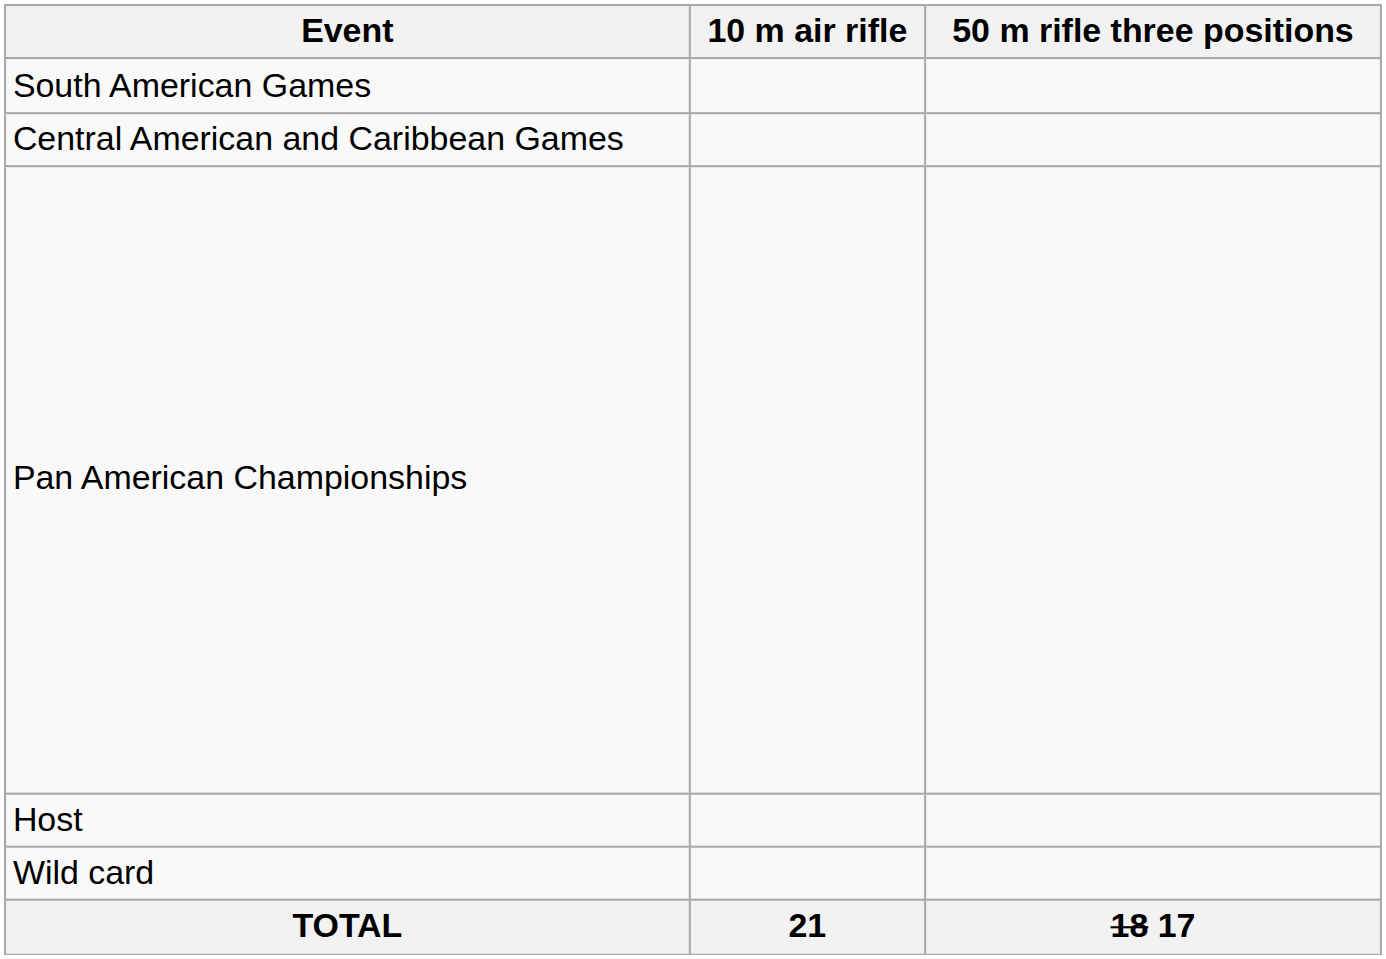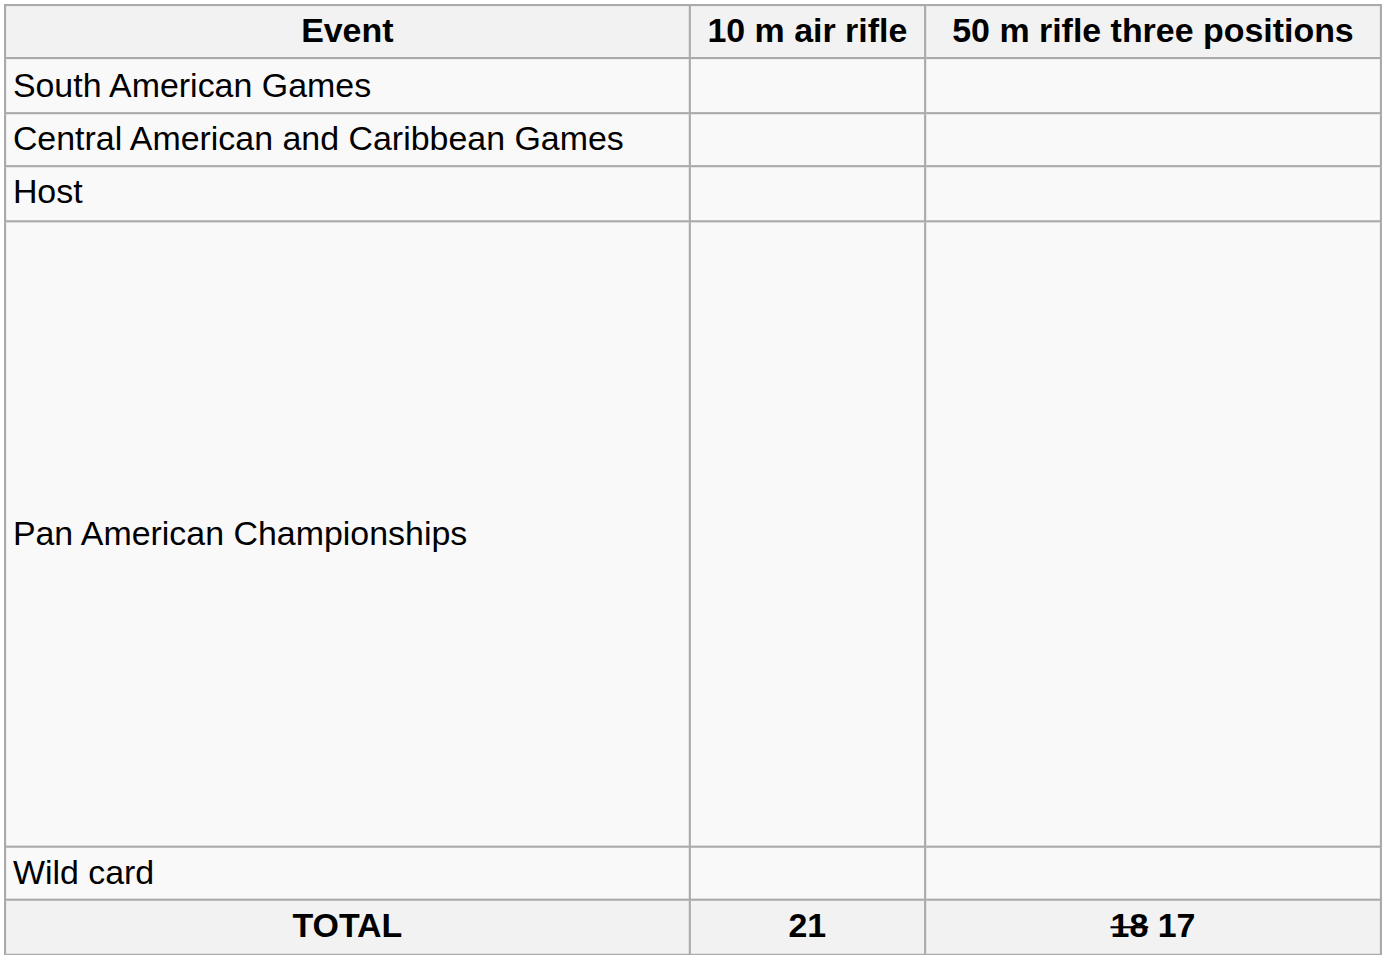rows swapped: (240, 478) <-> (48, 818)
